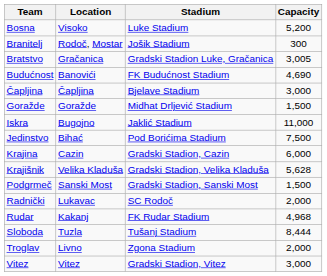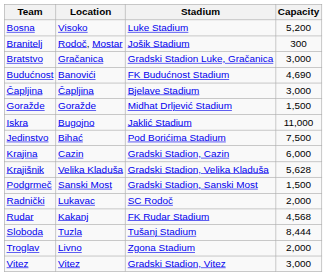(299, 59) 3,005 -> (299, 59) 3,000
(299, 216) 4,968 -> (299, 216) 4,568
